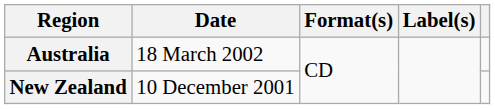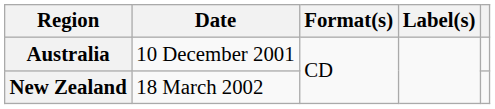(200, 53) 18 March 2002 -> (215, 53) 10 December 2001
(215, 86) 10 December 2001 -> (200, 86) 18 March 2002
